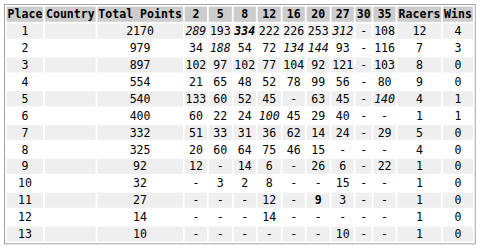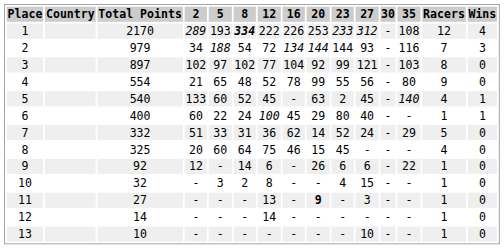+ column: (343, 14)
(269, 200) 12 -> (269, 200) 13
